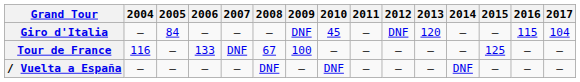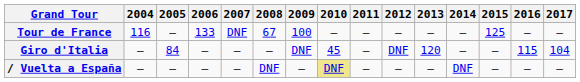rows swapped: (64, 32) <-> (64, 50)
(334, 68) no background -> (334, 68) khaki background
